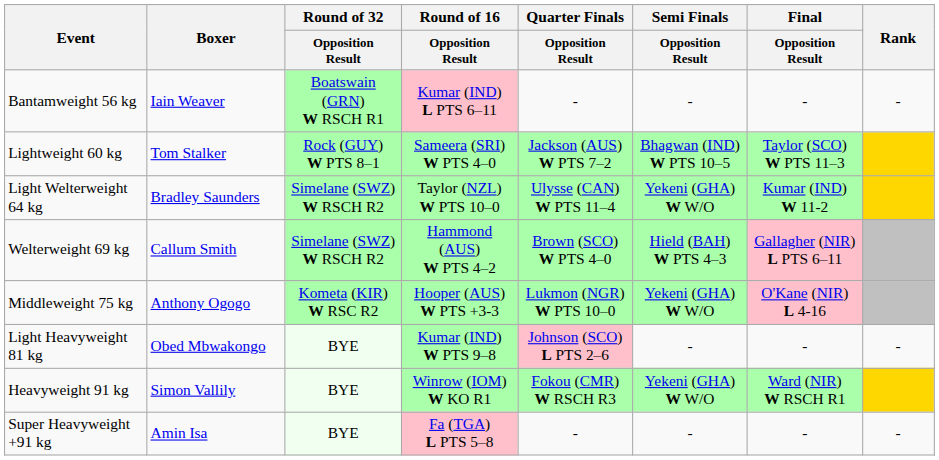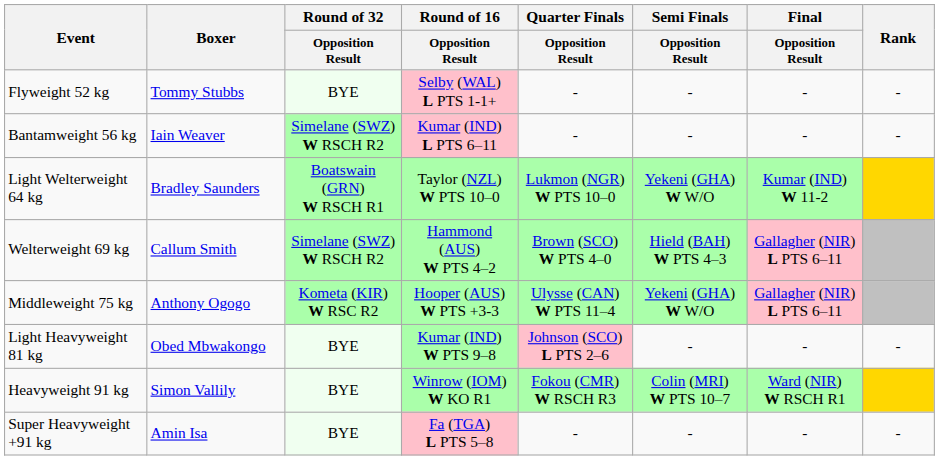+ row: (59, 92)
(343, 101) Boatswain (GRN) W RSCH R1 -> (343, 135) Simelane (SWZ) W RSCH R2
- row: (65, 154)
(343, 197) Simelane (SWZ) W RSCH R2 -> (343, 188) Boatswain (GRN) W RSCH R1
(575, 197) Ulysse (CAN) W PTS 11–4 -> (575, 188) Lukmon (NGR) W PTS 10–0
(575, 303) Lukmon (NGR) W PTS 10–0 -> (575, 303) Ulysse (CAN) W PTS 11–4
(805, 303) O'Kane (NIR) L 4-16 -> (805, 303) Gallagher (NIR) L PTS 6–11
(690, 390) Yekeni (GHA) W W/O -> (690, 390) Colin (MRI) W PTS 10–7
